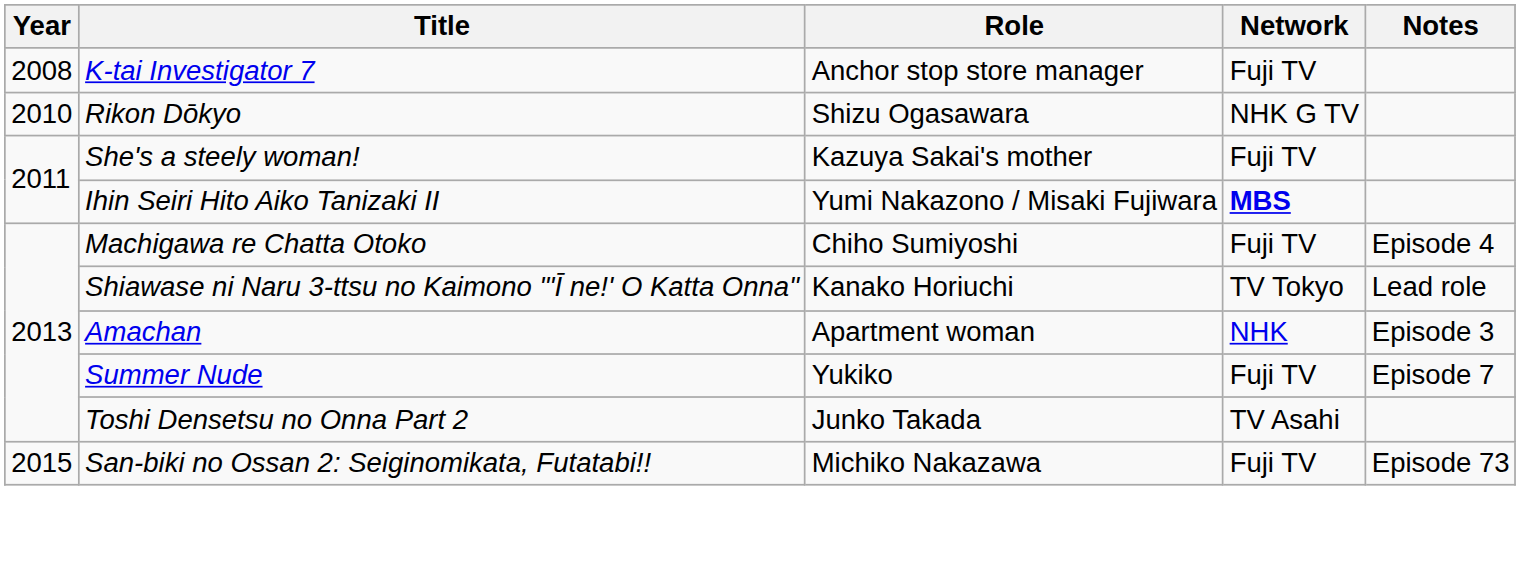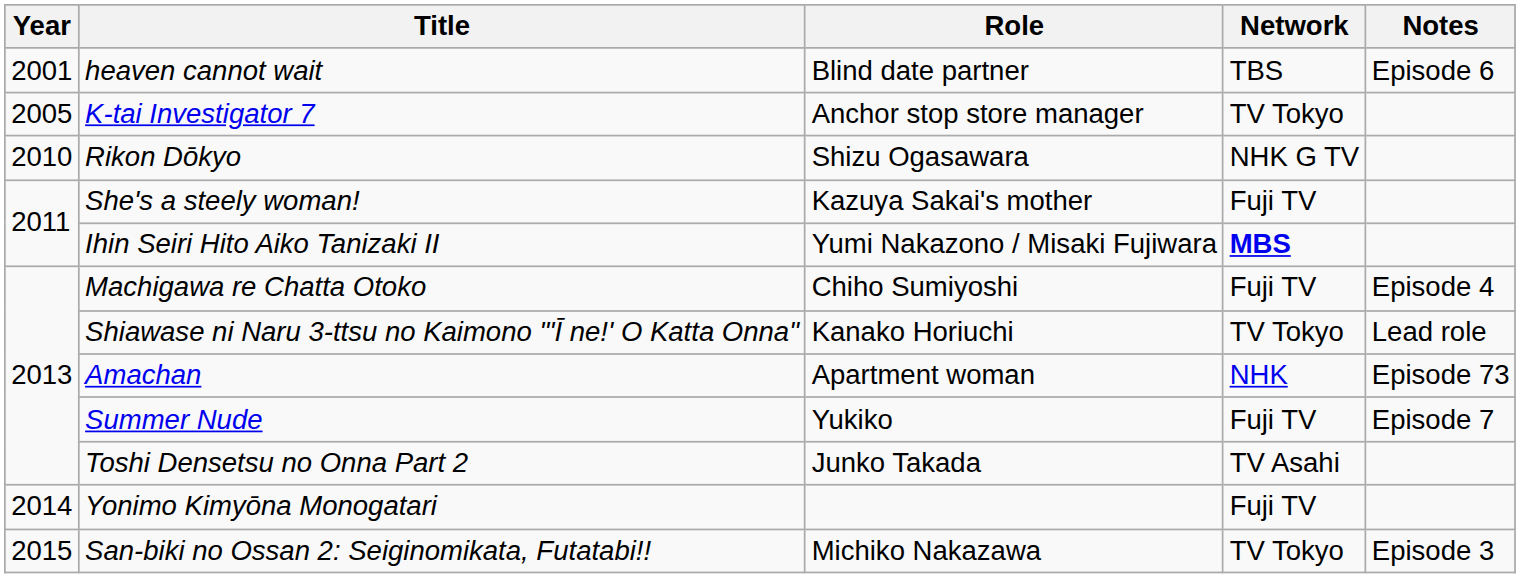+ row: (204, 69)
(42, 69) 2008 -> (42, 113) 2005
(1273, 69) Fuji TV -> (1287, 113) TV Tokyo
(1433, 331) Episode 3 -> (1441, 375) Episode 73
+ row: (261, 506)
(1273, 462) Fuji TV -> (1287, 550) TV Tokyo
(1441, 462) Episode 73 -> (1433, 550) Episode 3
